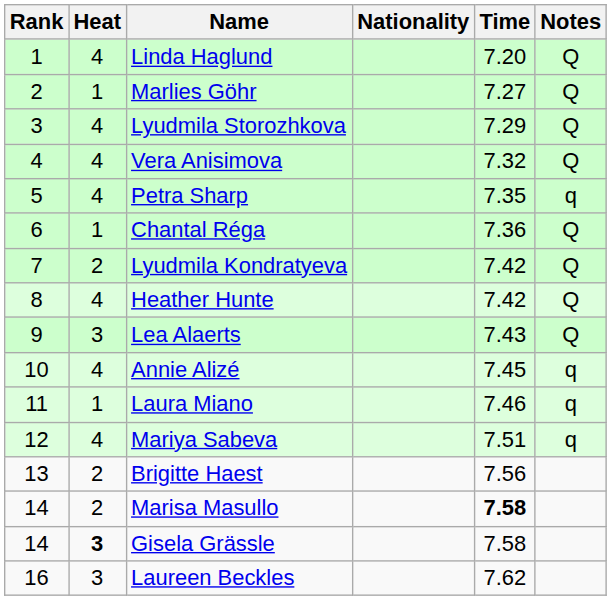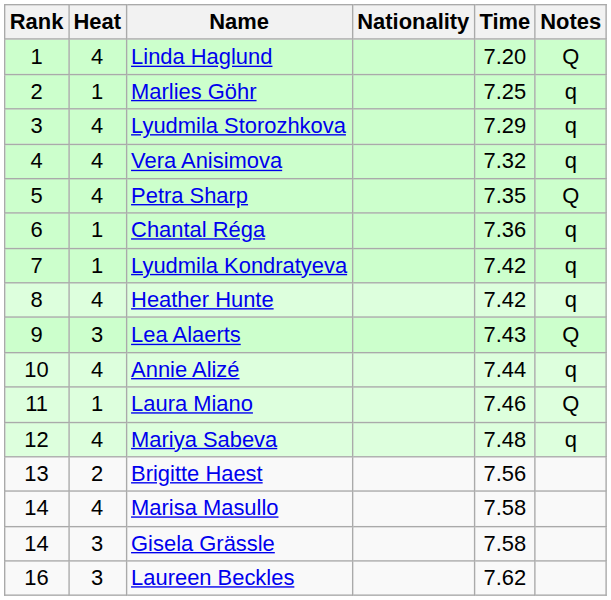(505, 91) 7.27 -> (505, 91) 7.25
(571, 91) Q -> (571, 91) q
(571, 126) Q -> (571, 126) q
(571, 160) Q -> (571, 160) q
(571, 195) q -> (571, 195) Q
(571, 230) Q -> (571, 230) q
(97, 265) 2 -> (97, 265) 1
(571, 265) Q -> (571, 265) q
(571, 299) Q -> (571, 299) q
(505, 369) 7.45 -> (505, 369) 7.44
(571, 404) q -> (571, 404) Q
(505, 439) 7.51 -> (505, 439) 7.48
(97, 508) 2 -> (97, 508) 4
(505, 508) bold -> (505, 508) normal
(97, 543) bold -> (97, 543) normal
